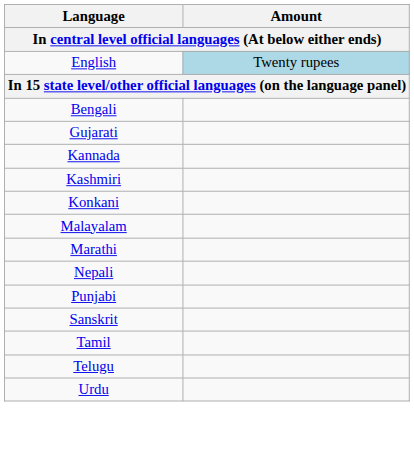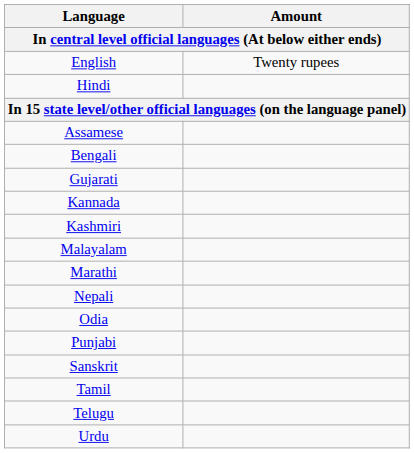(296, 62) lightblue background -> (296, 62) no background
+ row: (94, 86)
+ row: (94, 132)
- row: (94, 202)
+ row: (94, 319)
